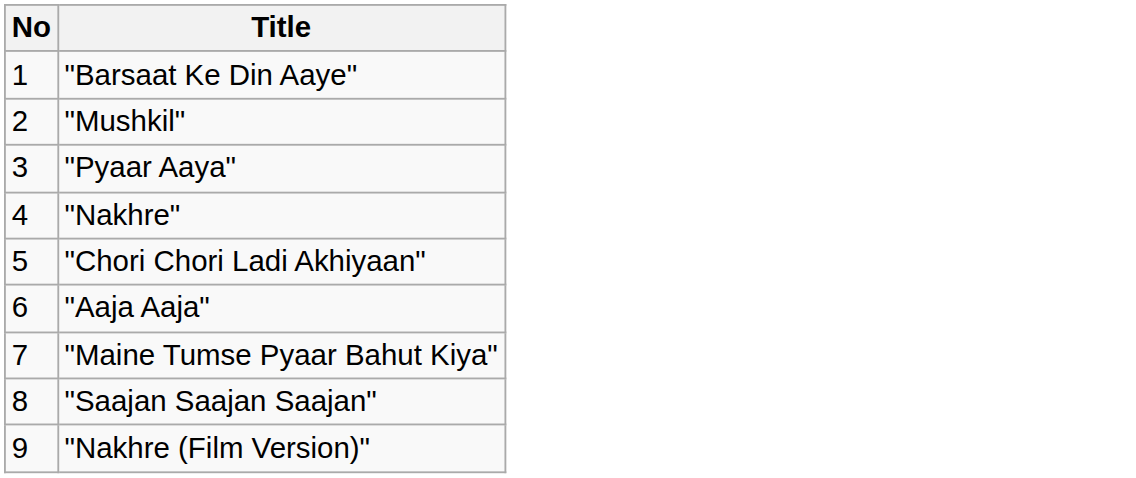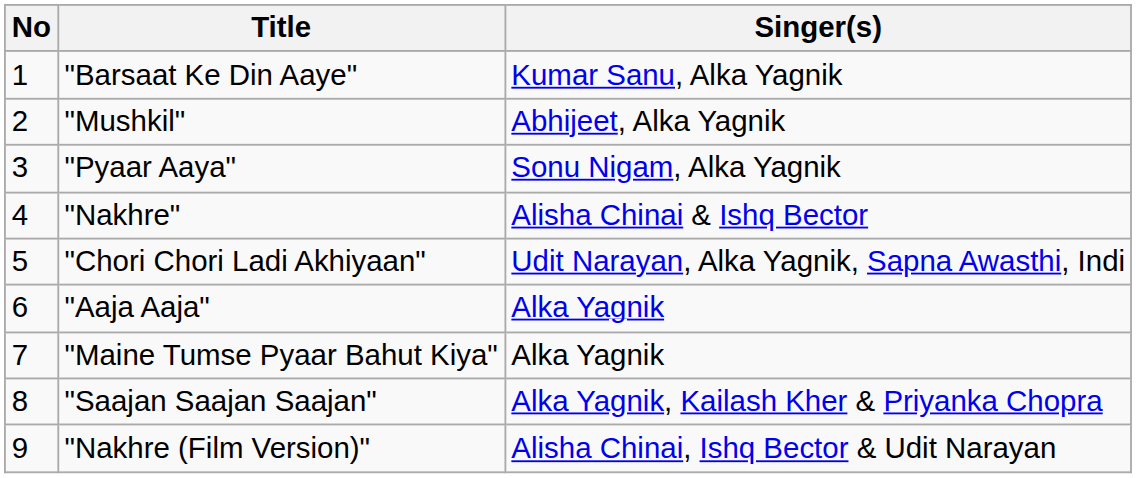+ column: (818, 27)
